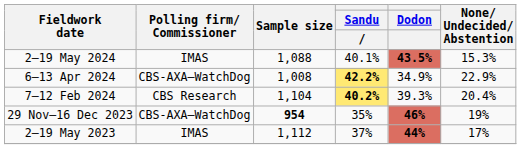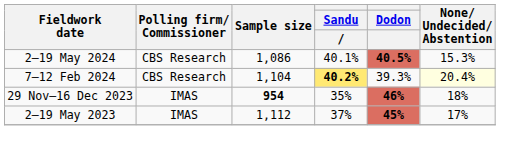(194, 59) IMAS -> (184, 59) CBS Research
(294, 59) 1,088 -> (273, 59) 1,086
(414, 59) 43.5% -> (394, 59) 40.5%
- row: (70, 78)
(478, 97) no background -> (458, 78) lightyellow background
(194, 115) CBS-AXA–WatchDog -> (184, 97) IMAS
(478, 115) 19% -> (458, 97) 18%
(414, 134) 44% -> (394, 115) 45%
